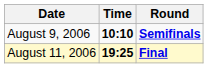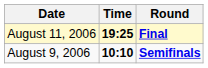rows swapped: (49, 33) <-> (52, 53)
